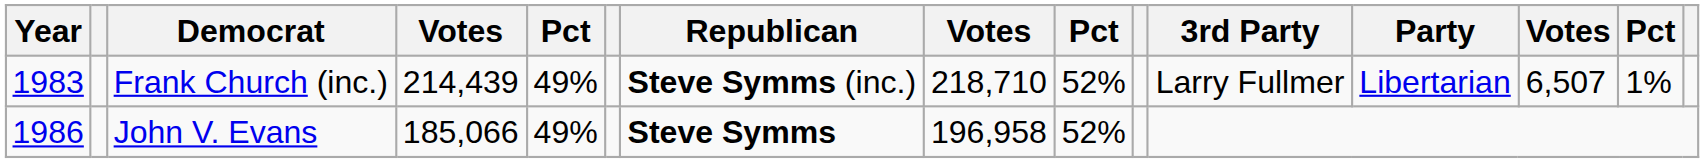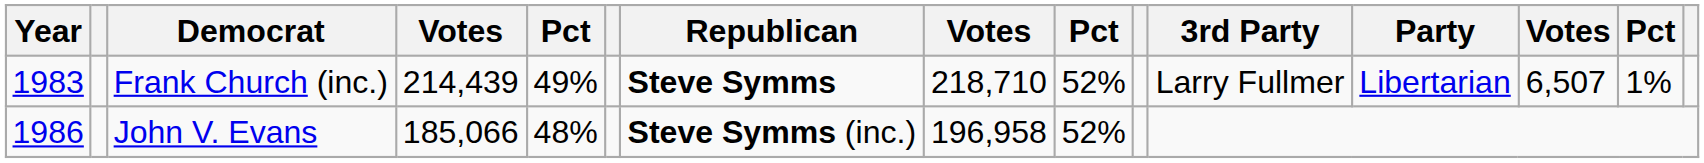(772, 81) Steve Symms (inc.) -> (732, 81) Steve Symms
(566, 132) 49% -> (566, 132) 48%
(732, 132) Steve Symms -> (772, 132) Steve Symms (inc.)
